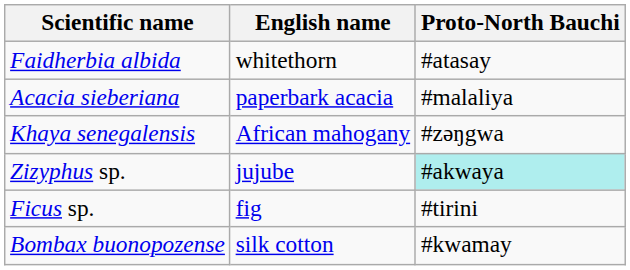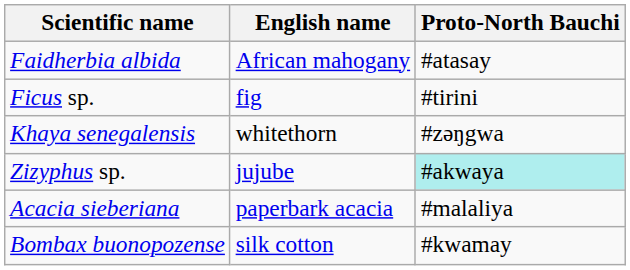(286, 60) whitethorn -> (323, 60) African mahogany
rows swapped: (95, 97) <-> (52, 208)
(323, 134) African mahogany -> (286, 134) whitethorn
